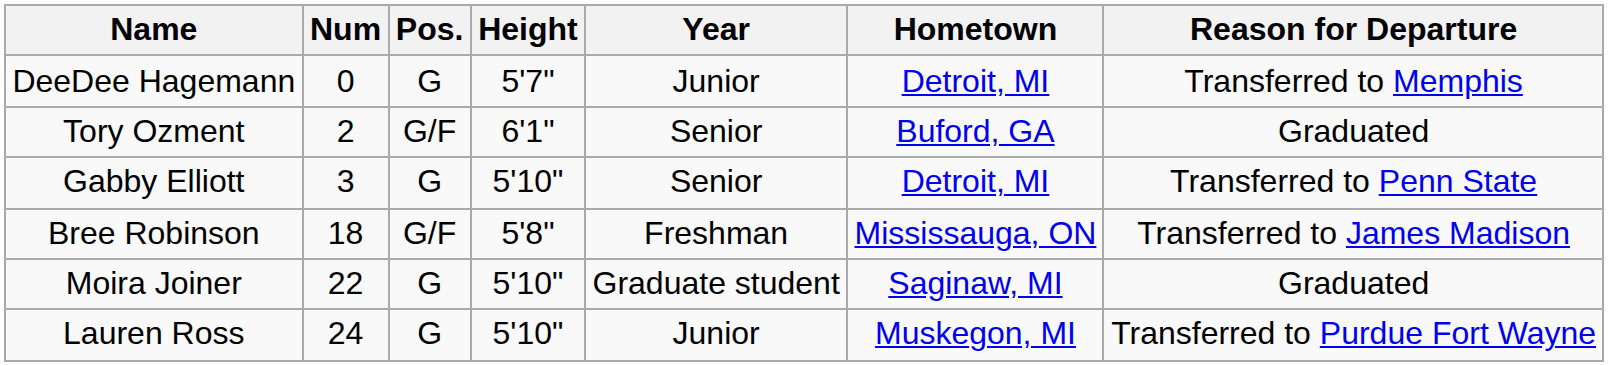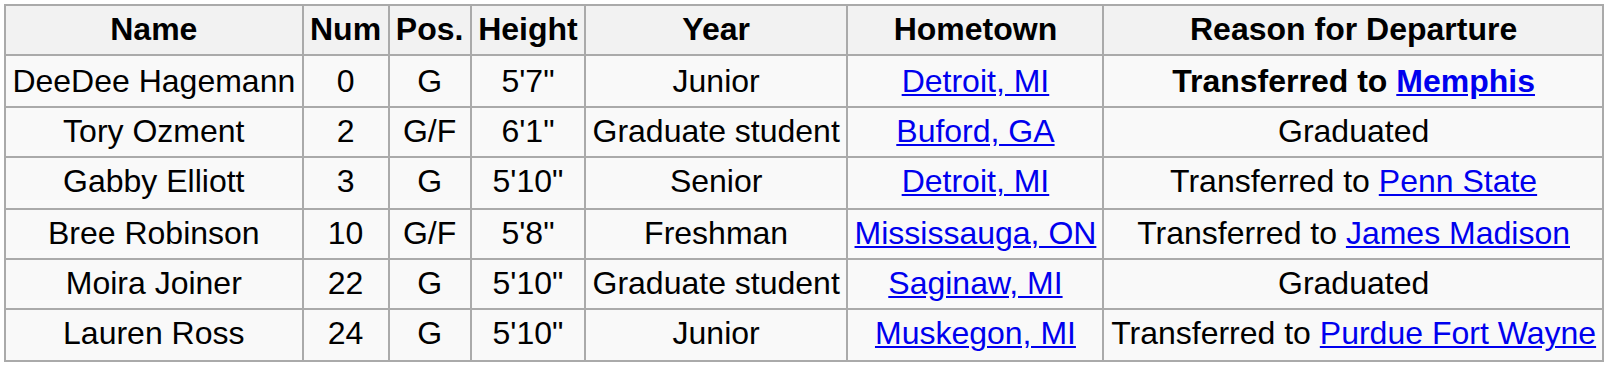(1354, 80) normal -> (1354, 80) bold
(716, 131) Senior -> (716, 131) Graduate student
(346, 232) 18 -> (346, 232) 10
